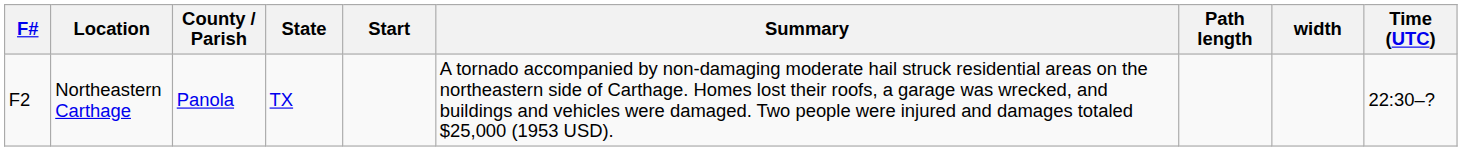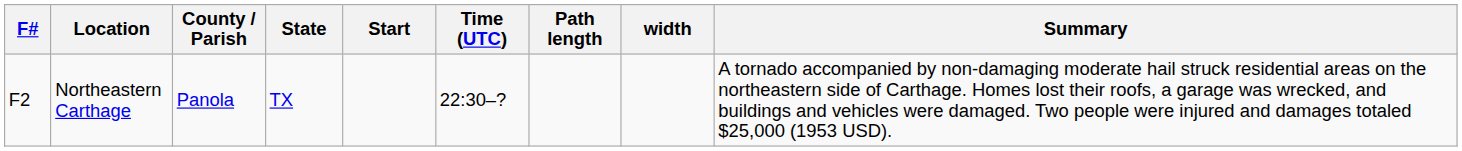columns swapped: (1411, 29) <-> (807, 29)
